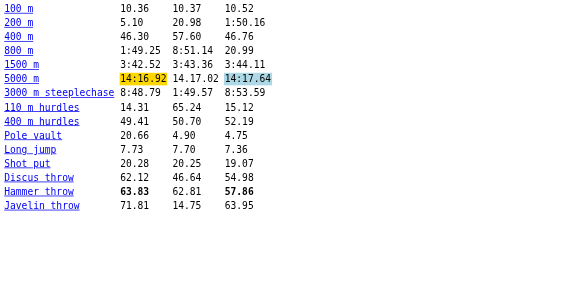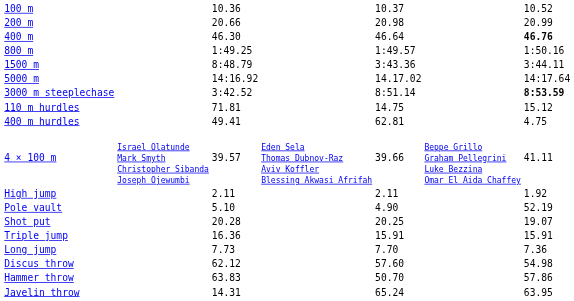(132, 23) 5.10 -> (226, 23) 20.66
(245, 23) 1:50.16 -> (538, 23) 20.99
(187, 37) 57.60 -> (390, 37) 46.64
(239, 37) normal -> (538, 37) bold
(193, 51) 8:51.14 -> (395, 51) 1:49.57
(239, 51) 20.99 -> (544, 51) 1:50.16
(140, 65) 3:42.52 -> (232, 65) 8:48.79
(143, 79) gold background -> (235, 79) no background
(248, 79) lightblue background -> (547, 79) no background
(140, 93) 8:48.79 -> (232, 93) 3:42.52
(193, 93) 1:49.57 -> (395, 93) 8:51.14
(245, 93) normal -> (544, 93) bold
(135, 107) 14.31 -> (226, 107) 71.81
(187, 107) 65.24 -> (390, 107) 14.75
(187, 121) 50.70 -> (390, 121) 62.81
(239, 121) 52.19 -> (535, 121) 4.75
+ row: (30, 158)
+ row: (30, 194)
(135, 135) 20.66 -> (223, 208) 5.10
(236, 135) 4.75 -> (538, 208) 52.19
rows swapped: (30, 149) <-> (27, 163)
+ row: (36, 236)
(187, 177) 46.64 -> (390, 264) 57.60
(135, 192) bold -> (226, 278) normal
(187, 192) 62.81 -> (390, 278) 50.70
(239, 192) bold -> (538, 278) normal
(135, 206) 71.81 -> (226, 292) 14.31
(187, 206) 14.75 -> (390, 292) 65.24
